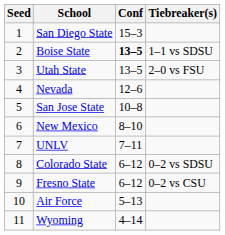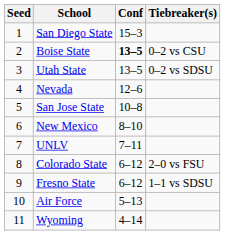(181, 51) 1–1 vs SDSU -> (177, 51) 0–2 vs CSU
(176, 70) 2–0 vs FSU -> (181, 70) 0–2 vs SDSU
(181, 164) 0–2 vs SDSU -> (176, 164) 2–0 vs FSU
(177, 182) 0–2 vs CSU -> (181, 182) 1–1 vs SDSU
